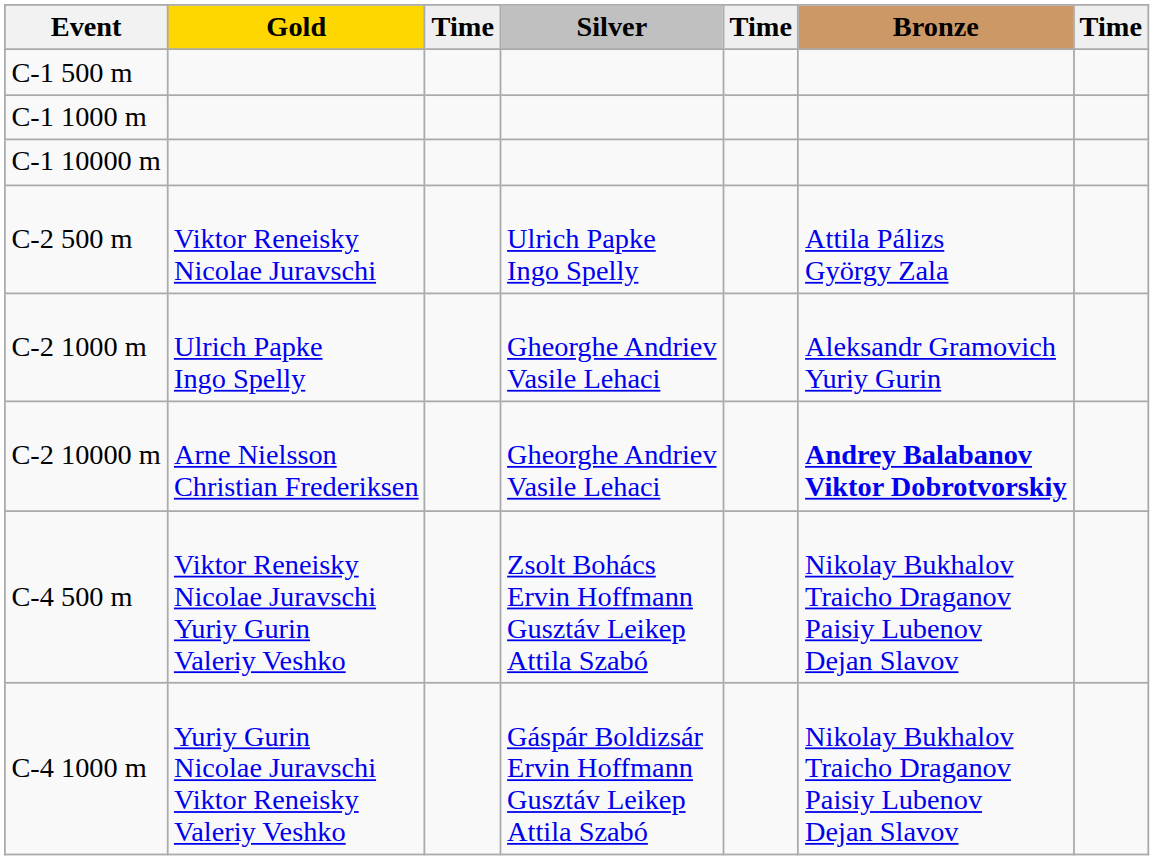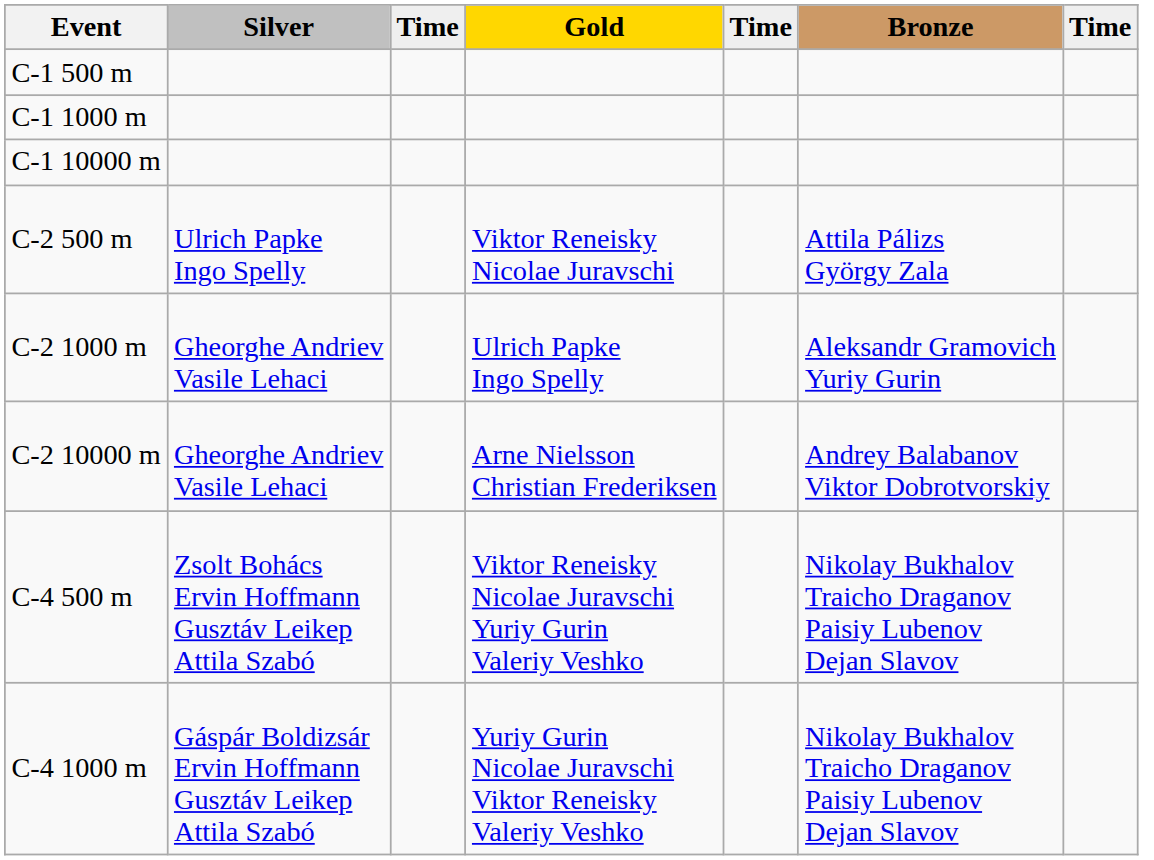columns swapped: (296, 26) <-> (612, 26)
(936, 471) bold -> (927, 471) normal
